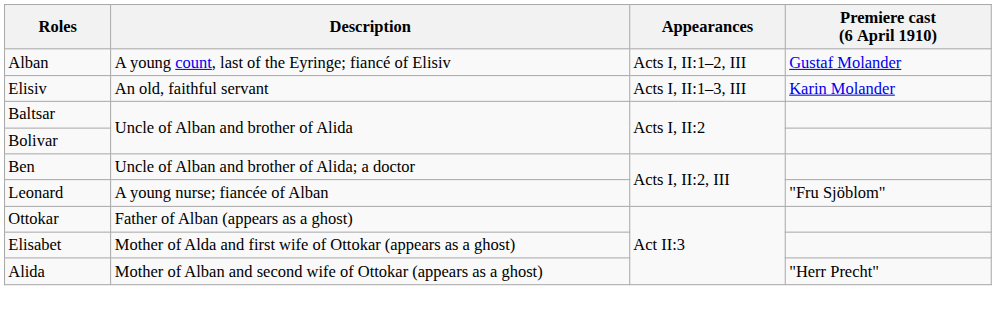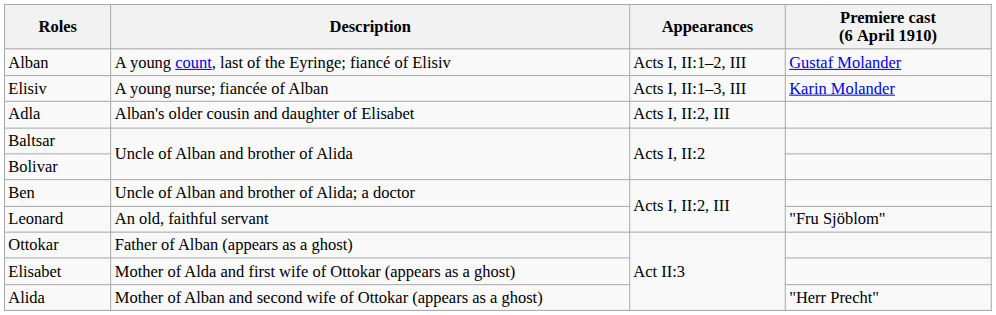(192, 88) An old, faithful servant -> (222, 88) A young nurse; fiancée of Alban
+ row: (24, 114)
(222, 192) A young nurse; fiancée of Alban -> (192, 219) An old, faithful servant
